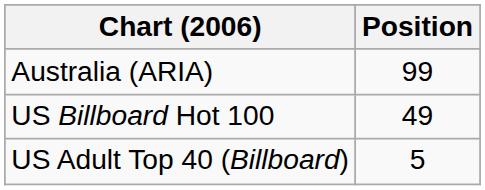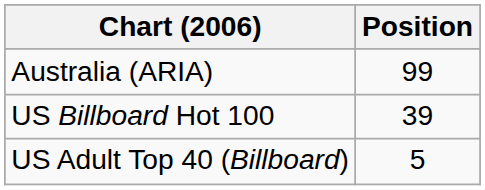(418, 116) 49 -> (418, 116) 39
